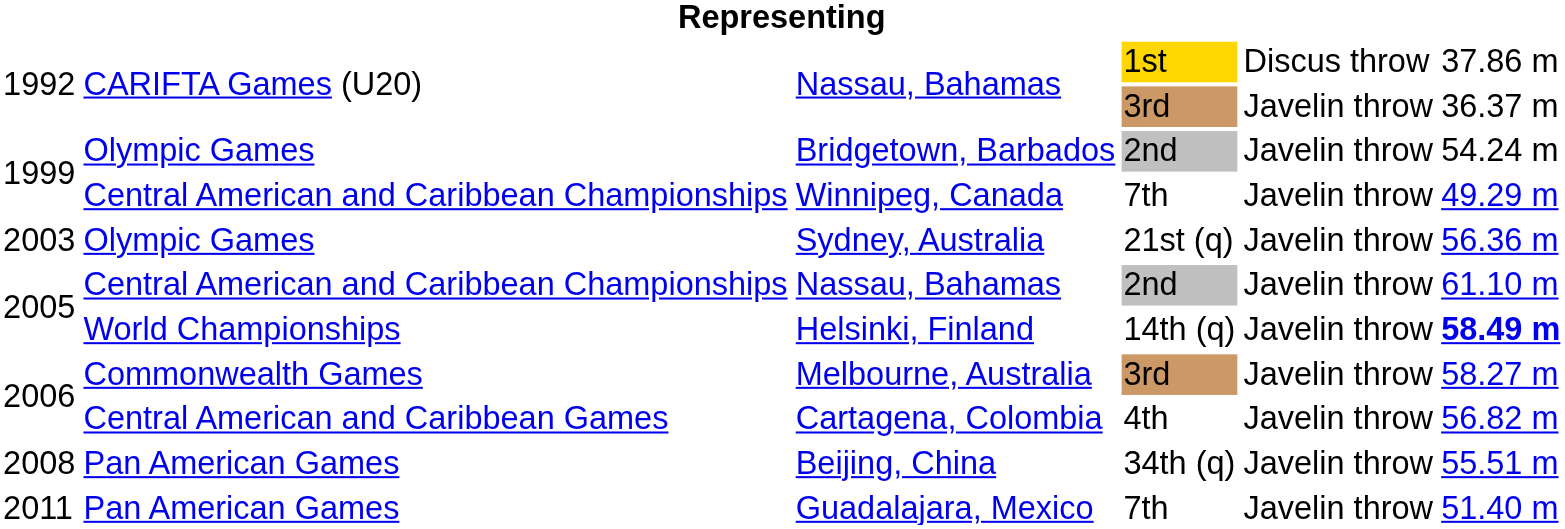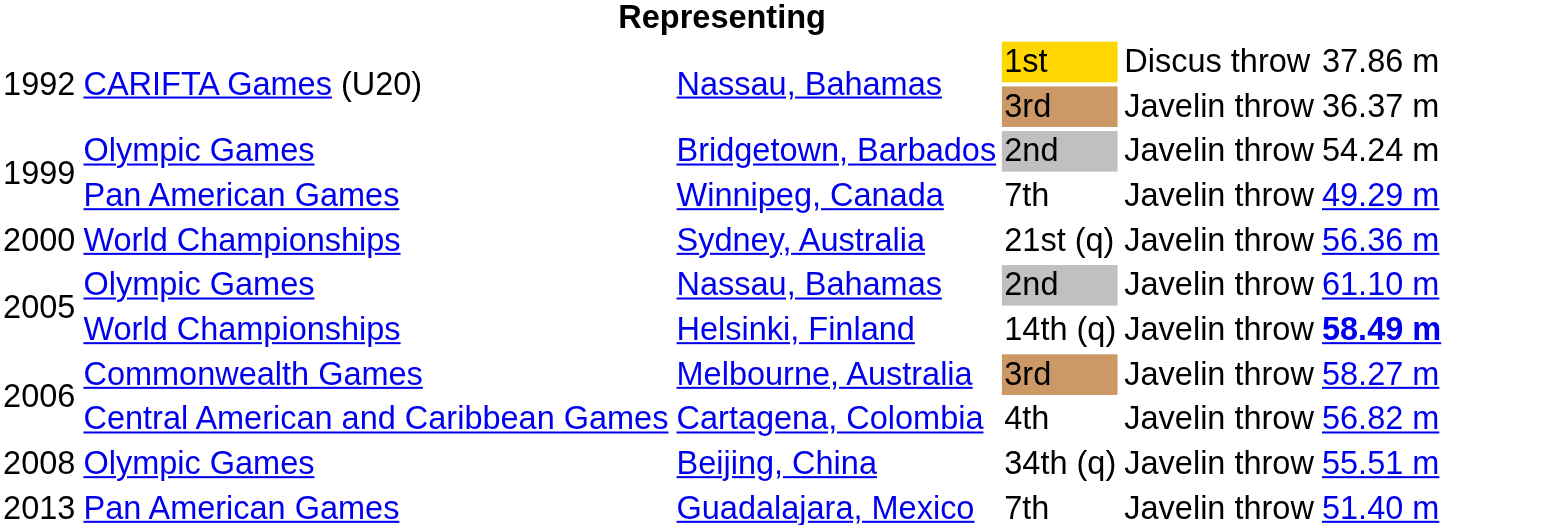(436, 195) Central American and Caribbean Championships -> (241, 195) Pan American Games
(39, 240) 2003 -> (39, 240) 2000
(199, 240) Olympic Games -> (242, 240) World Championships
(436, 284) Central American and Caribbean Championships -> (199, 284) Olympic Games
(241, 463) Pan American Games -> (199, 463) Olympic Games
(38, 508) 2011 -> (39, 508) 2013
